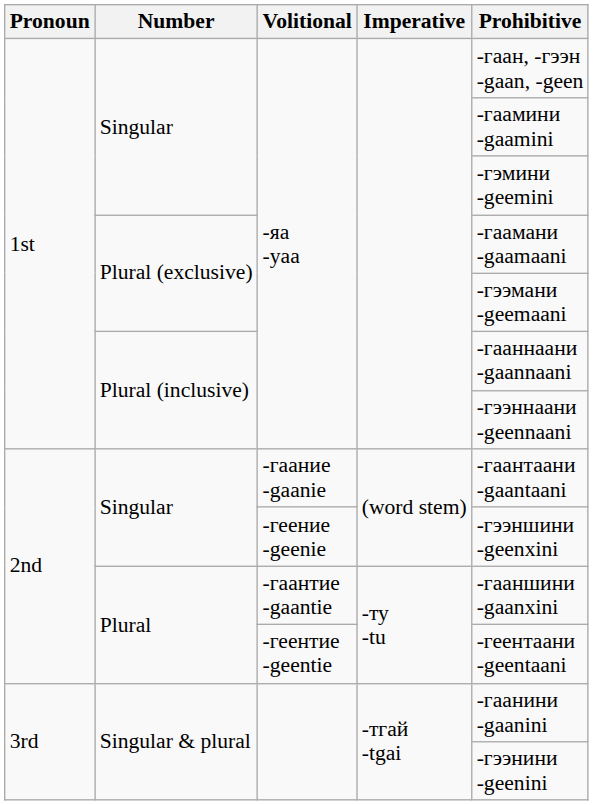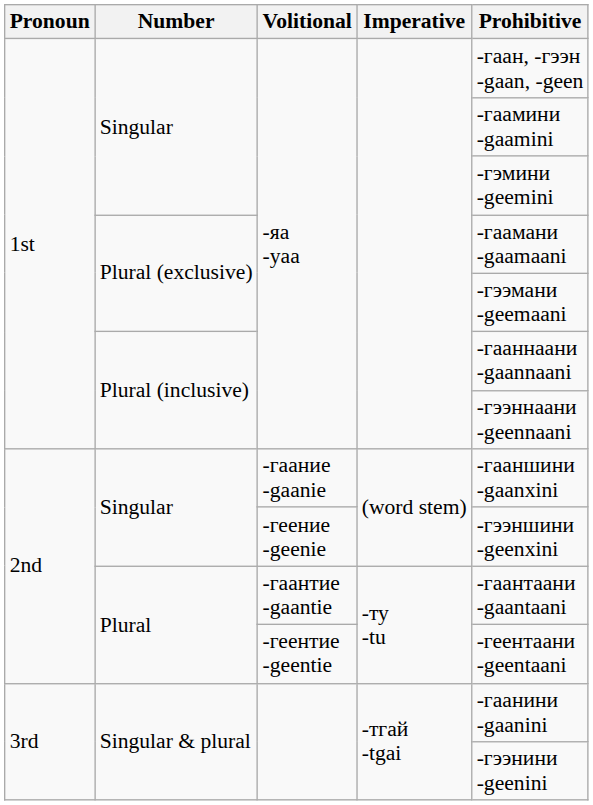(526, 477) -гаантаани -gaantaani -> (526, 477) -гааншини -gaanxini
(526, 595) -гааншини -gaanxini -> (526, 595) -гаантаани -gaantaani
